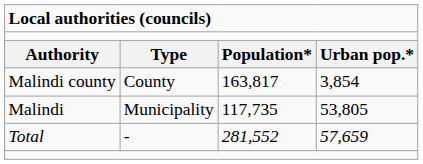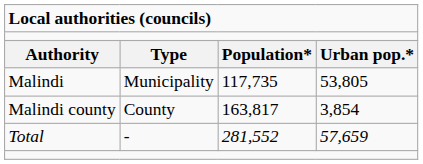rows swapped: (36, 109) <-> (62, 81)
